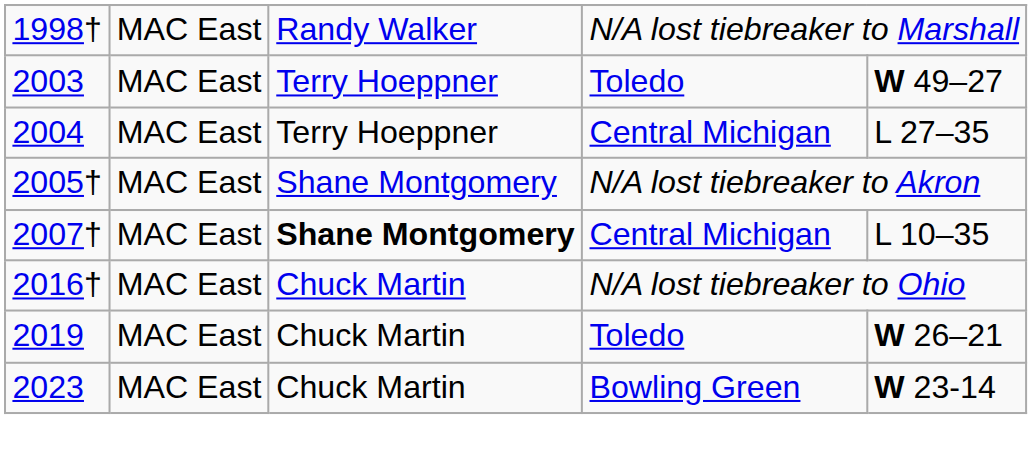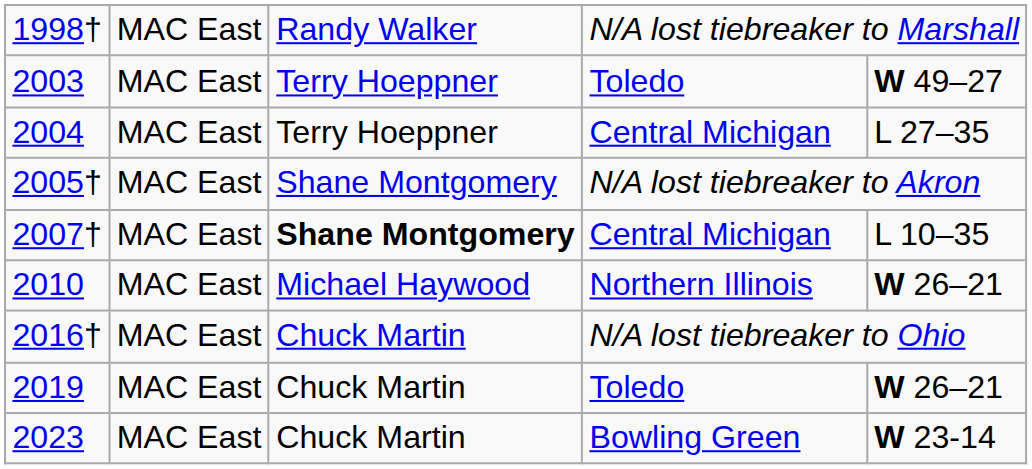+ row: (48, 285)
